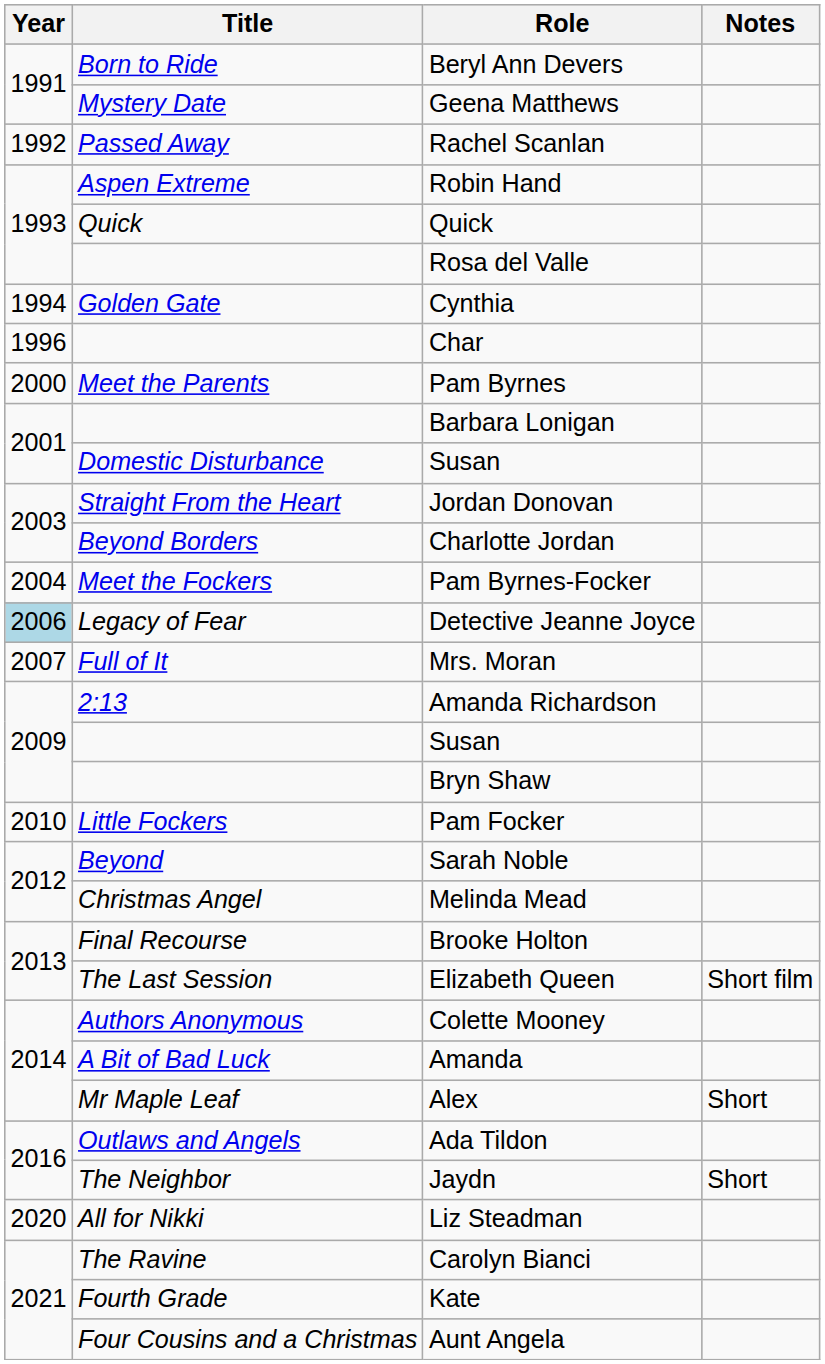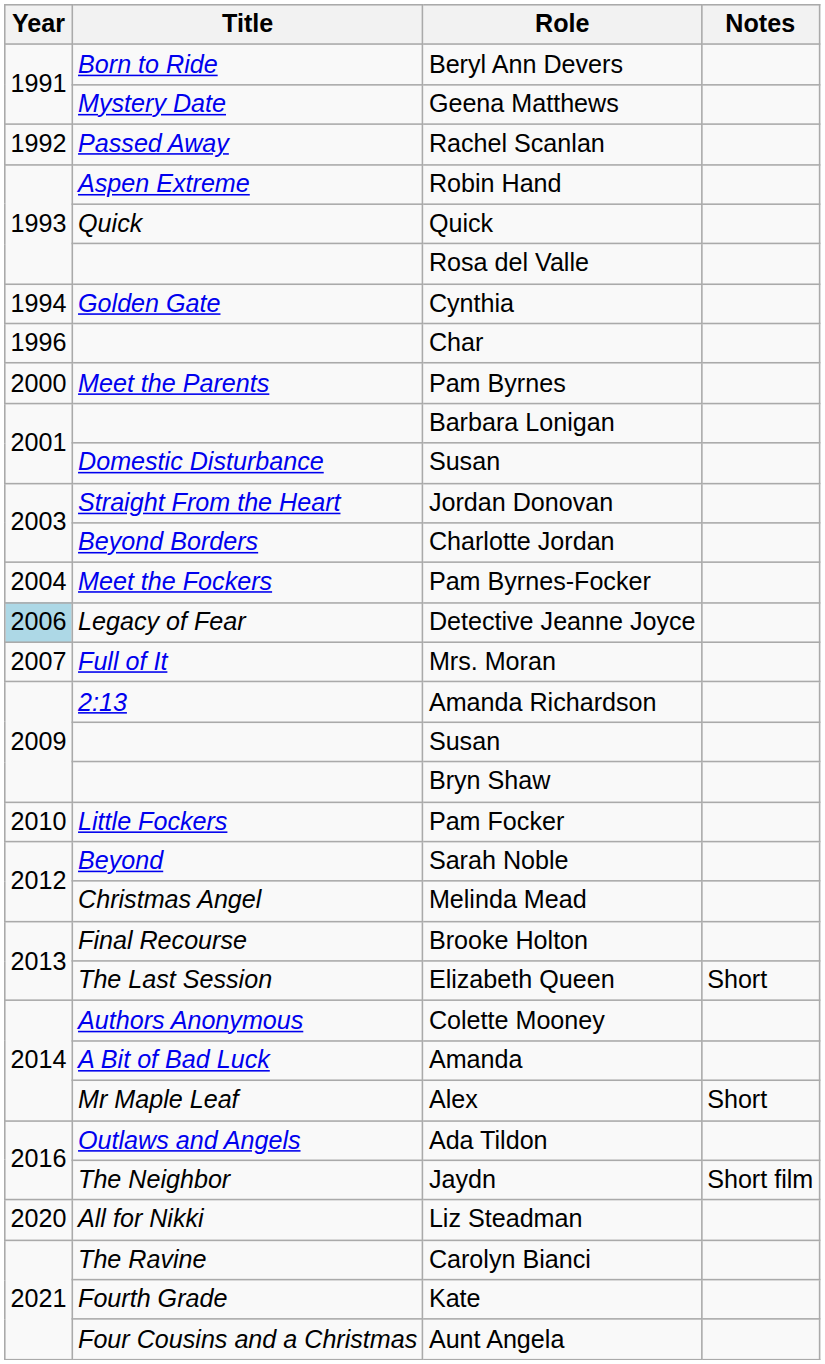(760, 980) Short film -> (737, 980) Short
(737, 1179) Short -> (760, 1179) Short film
